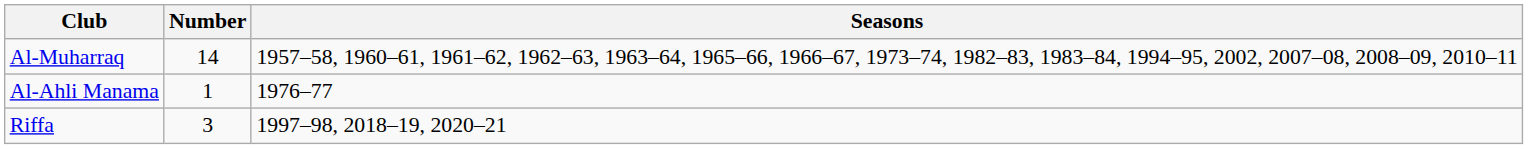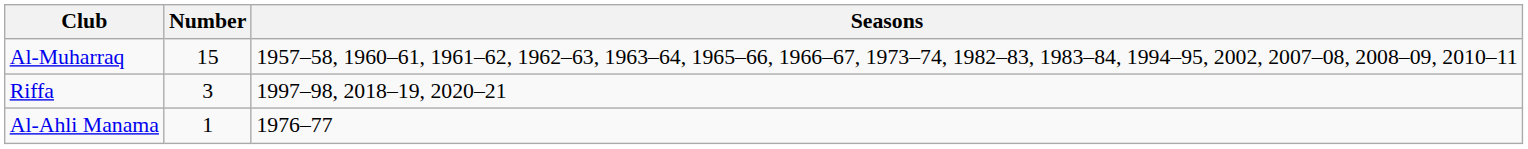(208, 56) 14 -> (208, 56) 15
rows swapped: (32, 125) <-> (84, 90)
